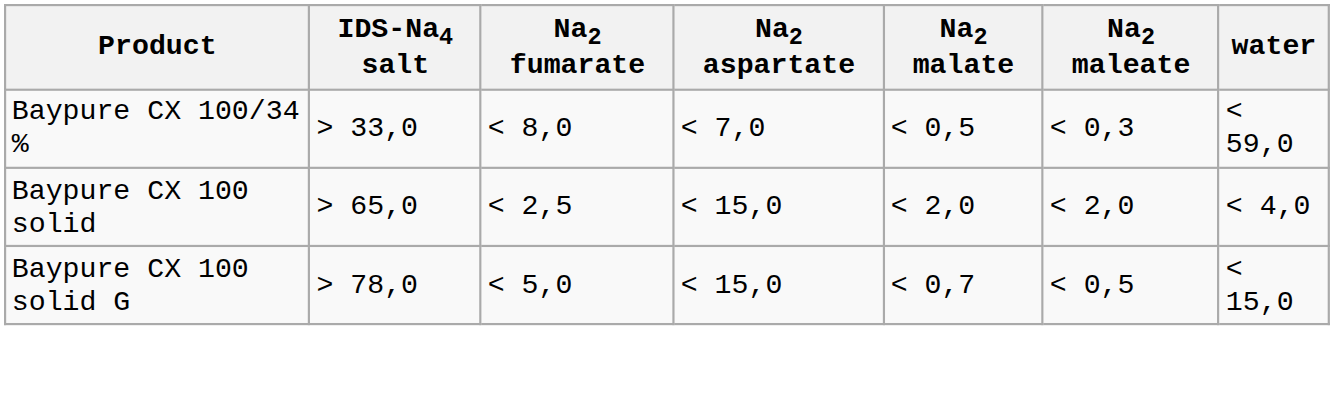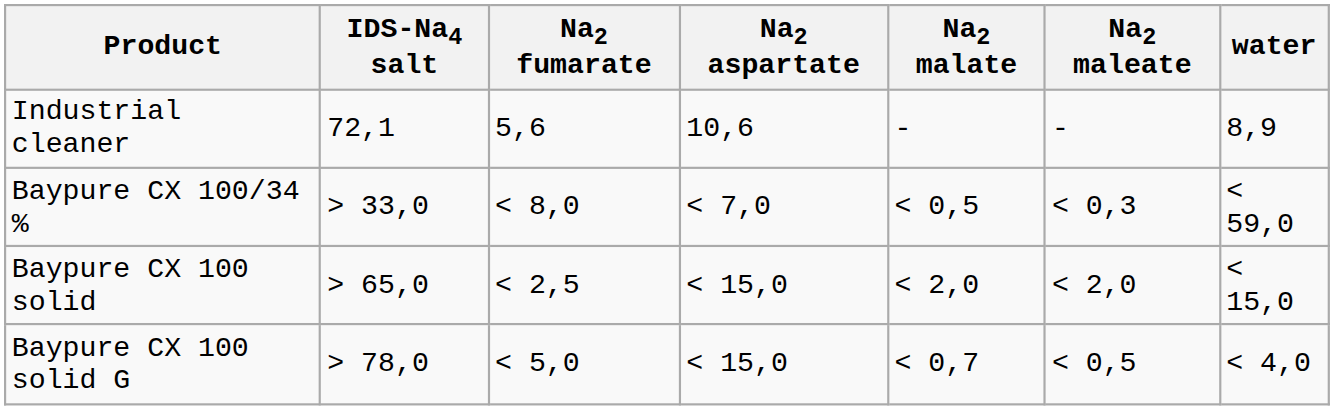+ row: (96, 129)
(1268, 207) < 4,0 -> (1260, 286) < 15,0
(1260, 286) < 15,0 -> (1269, 364) < 4,0
